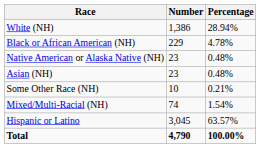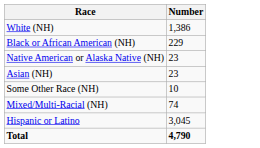- column: (231, 12)
